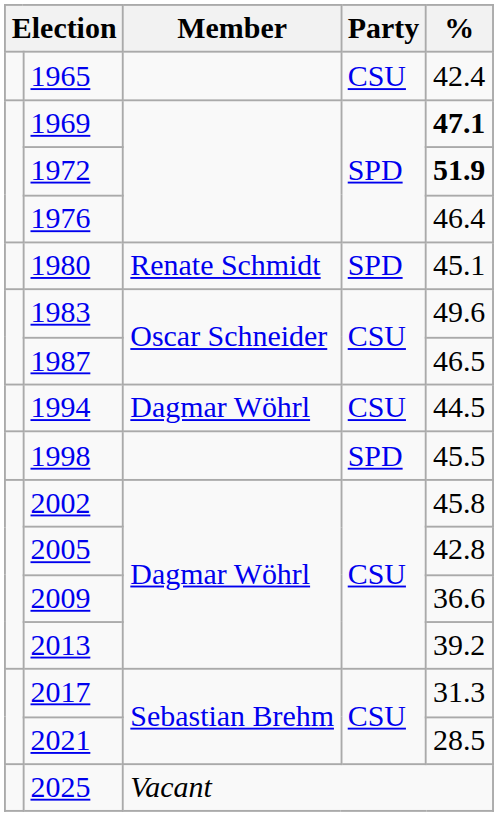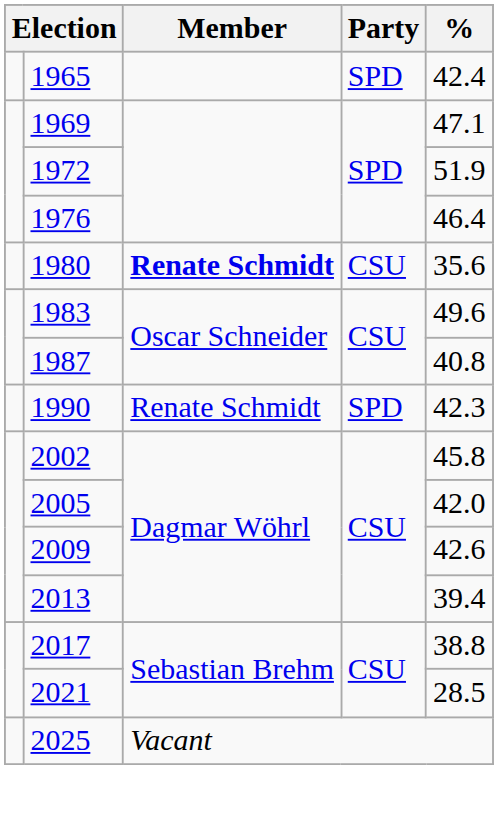(377, 75) CSU -> (375, 75) SPD
(459, 123) bold -> (459, 123) normal
(459, 170) bold -> (459, 170) normal
(225, 265) normal -> (232, 265) bold
(375, 265) SPD -> (377, 265) CSU
(459, 265) 45.1 -> (459, 265) 35.6
(459, 360) 46.5 -> (459, 360) 40.8
+ row: (60, 407)
- row: (60, 407)
- row: (60, 455)
(459, 550) 42.8 -> (459, 502) 42.0
(459, 597) 36.6 -> (459, 550) 42.6
(459, 645) 39.2 -> (459, 597) 39.4
(459, 692) 31.3 -> (459, 645) 38.8
